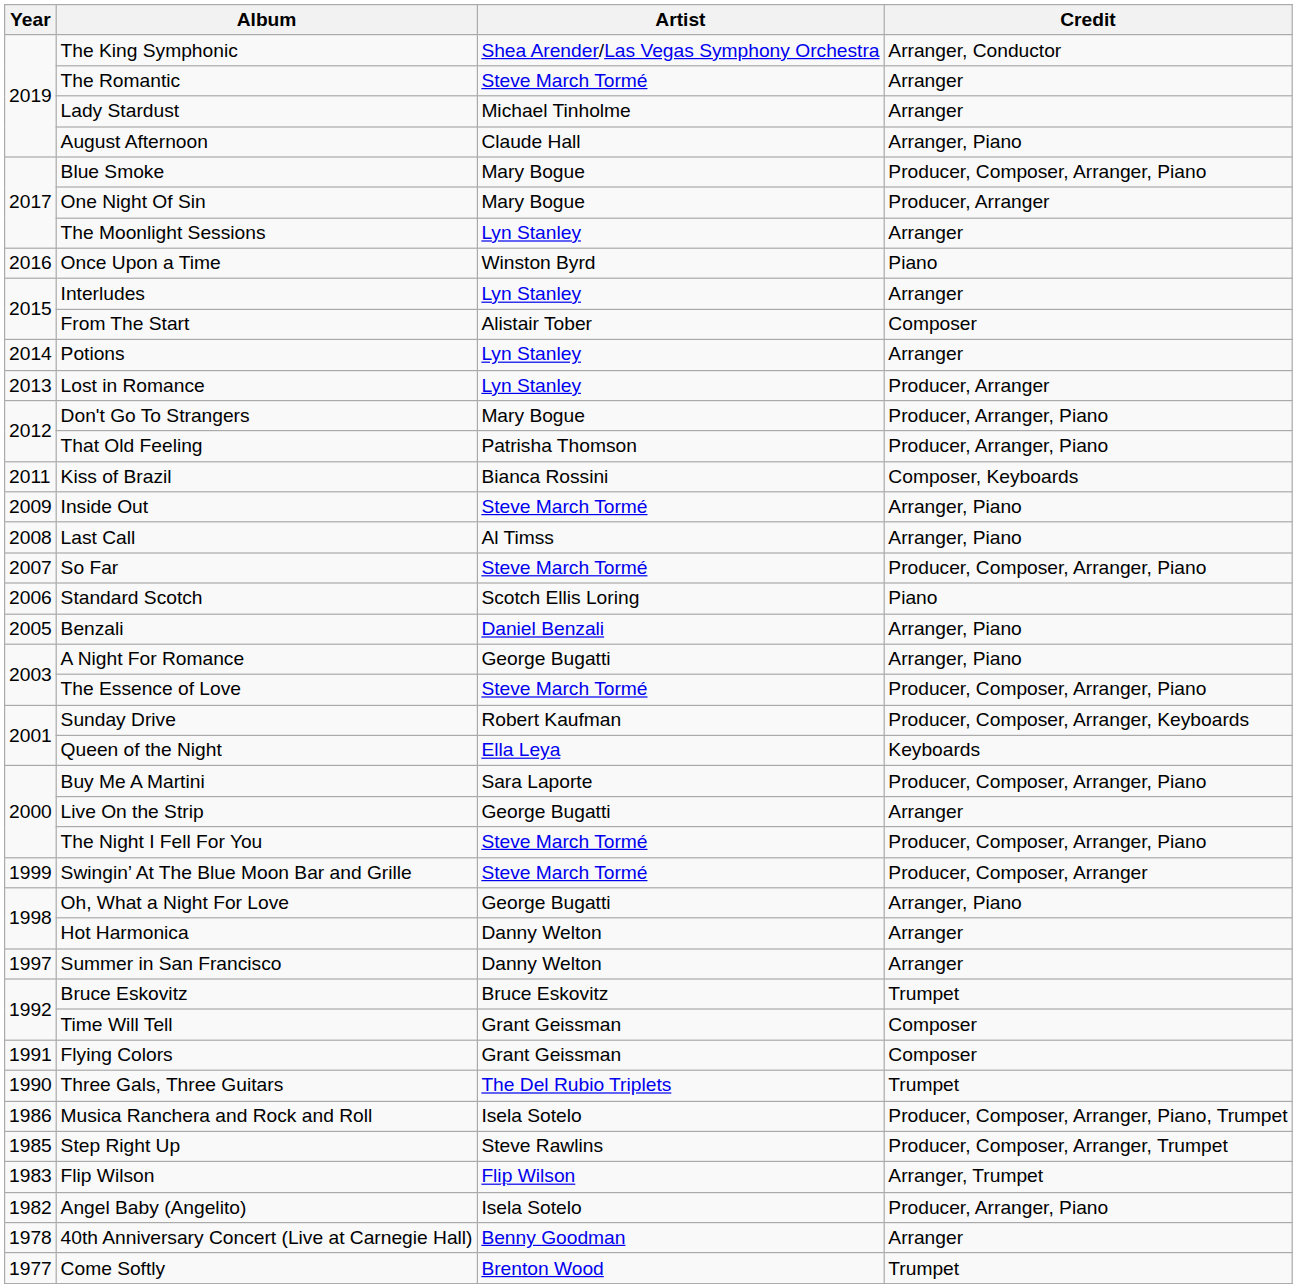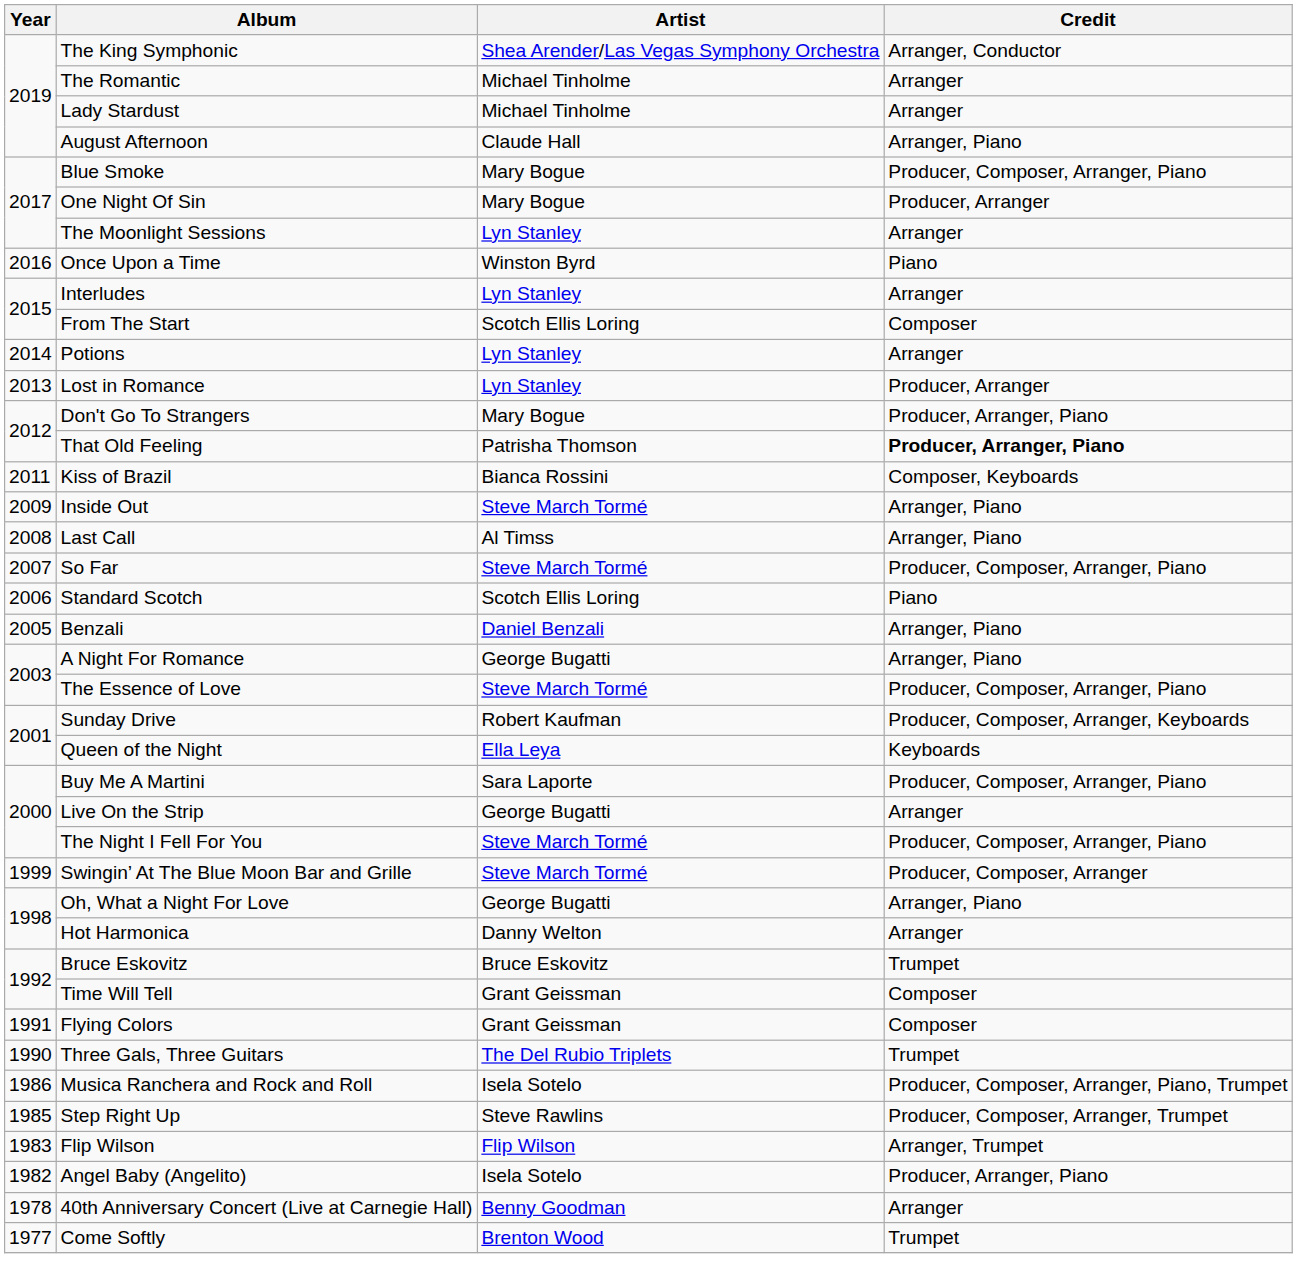(564, 80) Steve March Tormé -> (556, 80) Michael Tinholme
(537, 324) Alistair Tober -> (560, 324) Scotch Ellis Loring
(998, 446) normal -> (1006, 446) bold
- row: (171, 963)
